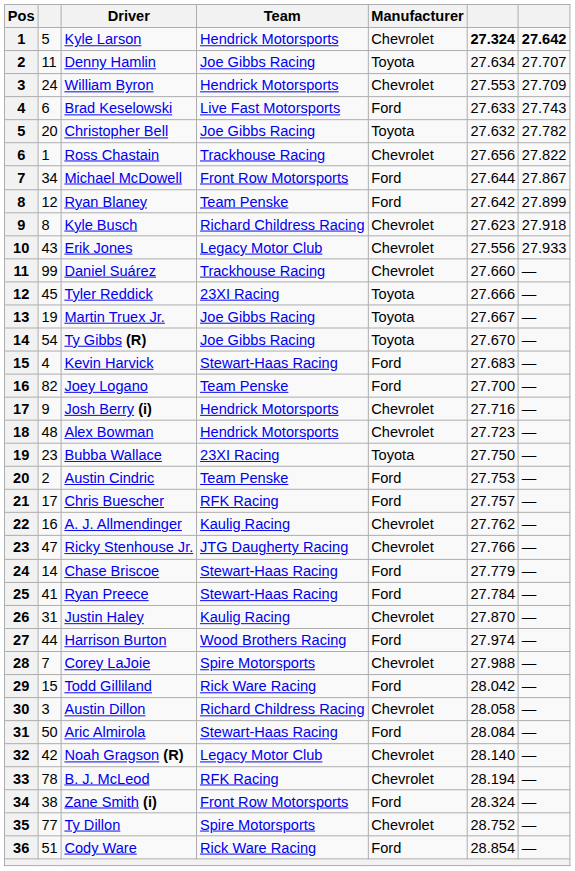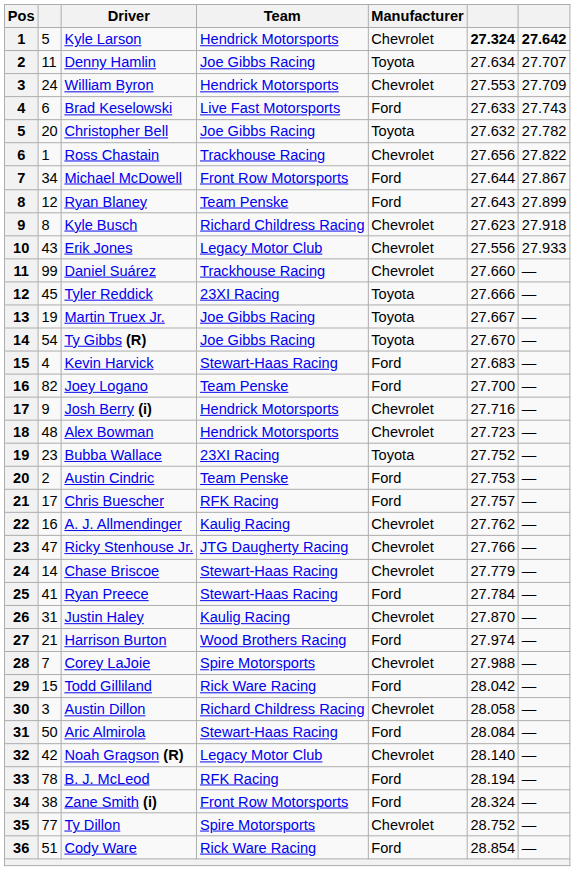(493, 201) 27.642 -> (493, 201) 27.643
(493, 455) 27.750 -> (493, 455) 27.752
(386, 571) Ford -> (403, 571) Chevrolet
(50, 640) 44 -> (50, 640) 21
(403, 779) Chevrolet -> (386, 779) Ford
